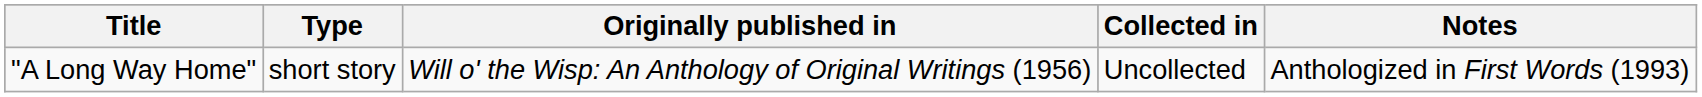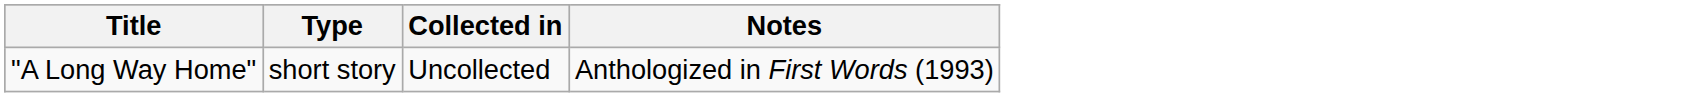- column: (750, 26)
